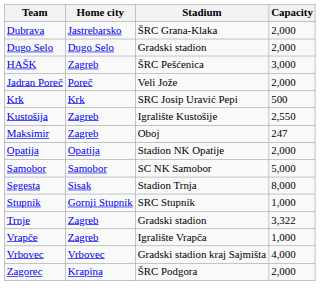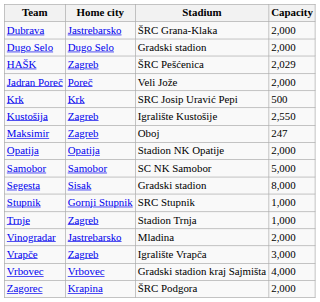(283, 64) 3,000 -> (283, 64) 2,029
(167, 185) Stadion Trnja -> (172, 185) Gradski stadion
(172, 220) Gradski stadion -> (167, 220) Stadion Trnja
(283, 220) 3,322 -> (283, 220) 1,000
+ row: (31, 237)
(283, 237) 1,000 -> (283, 254) 3,000
